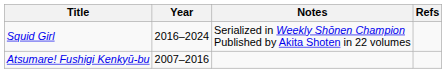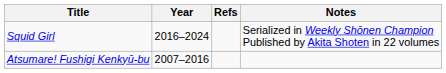columns swapped: (312, 13) <-> (427, 13)
